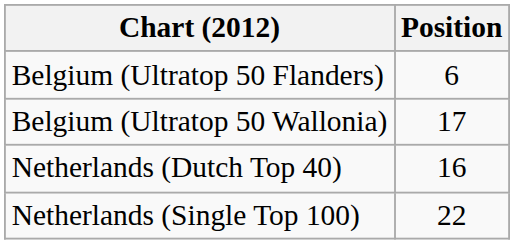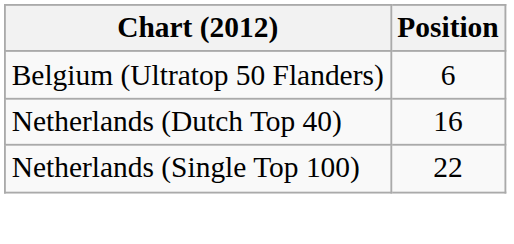- row: (200, 121)
